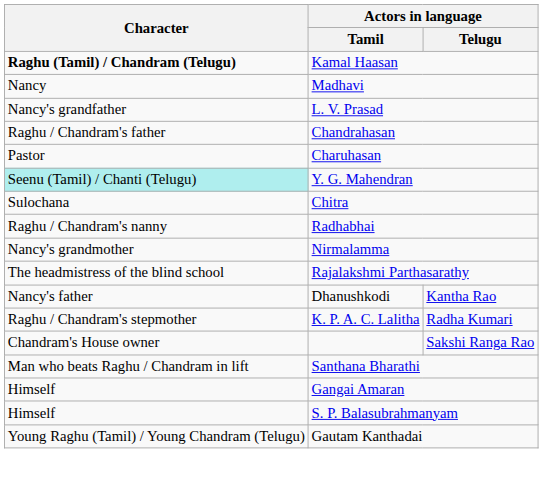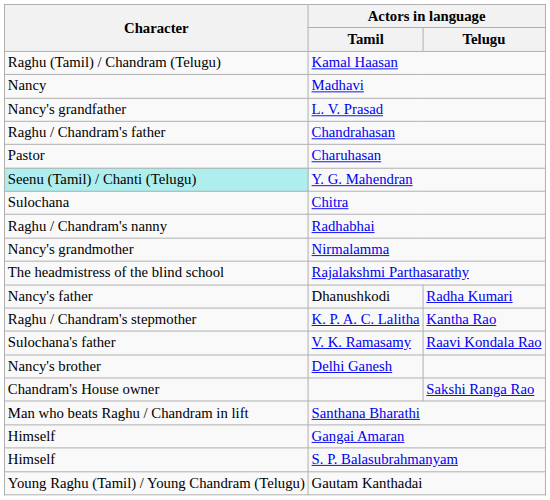(122, 62) bold -> (114, 62) normal
(461, 296) Kantha Rao -> (469, 296) Radha Kumari
(469, 319) Radha Kumari -> (461, 319) Kantha Rao
+ row: (361, 343)
+ row: (352, 366)
